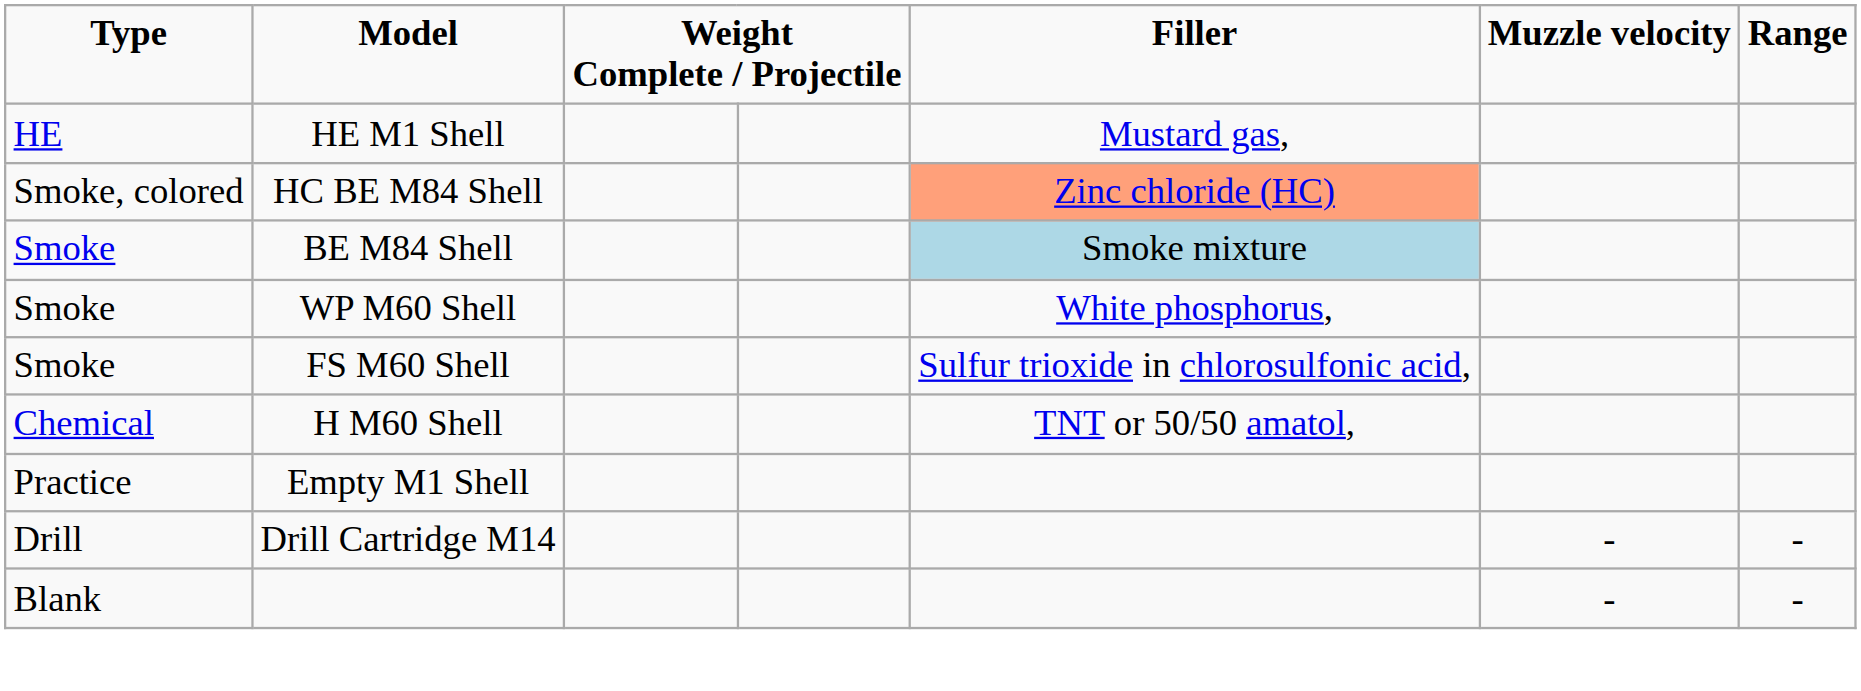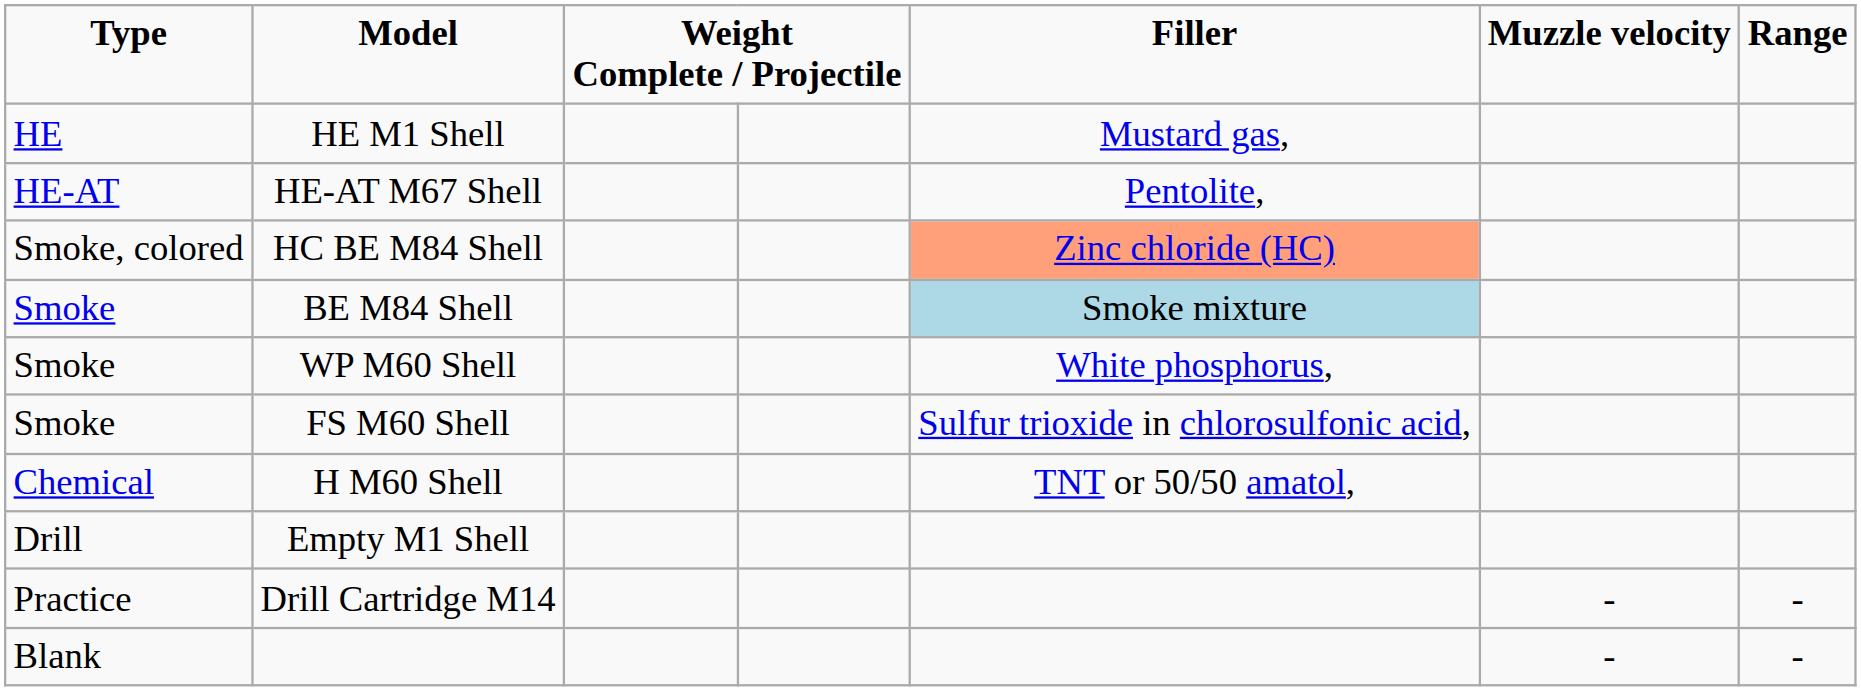+ row: (408, 190)
(73, 481) Practice -> (48, 539) Drill
(48, 539) Drill -> (73, 597) Practice
